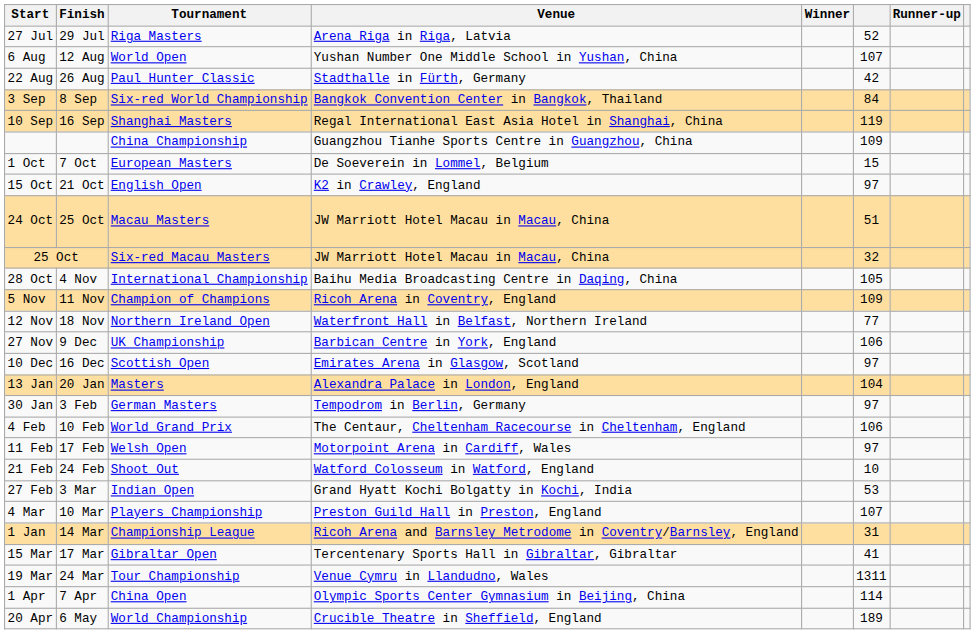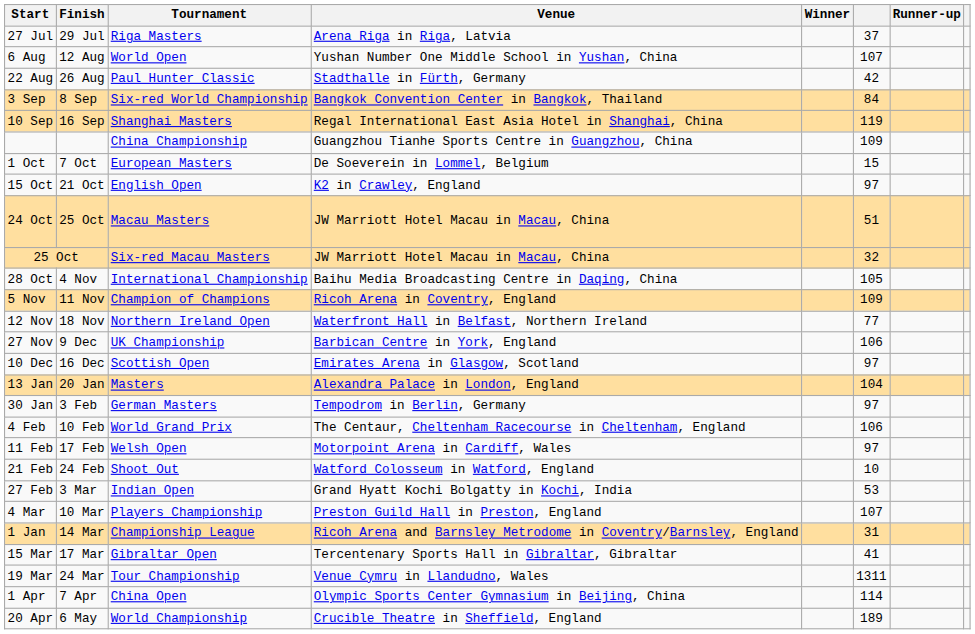(871, 36) 52 -> (871, 36) 37
